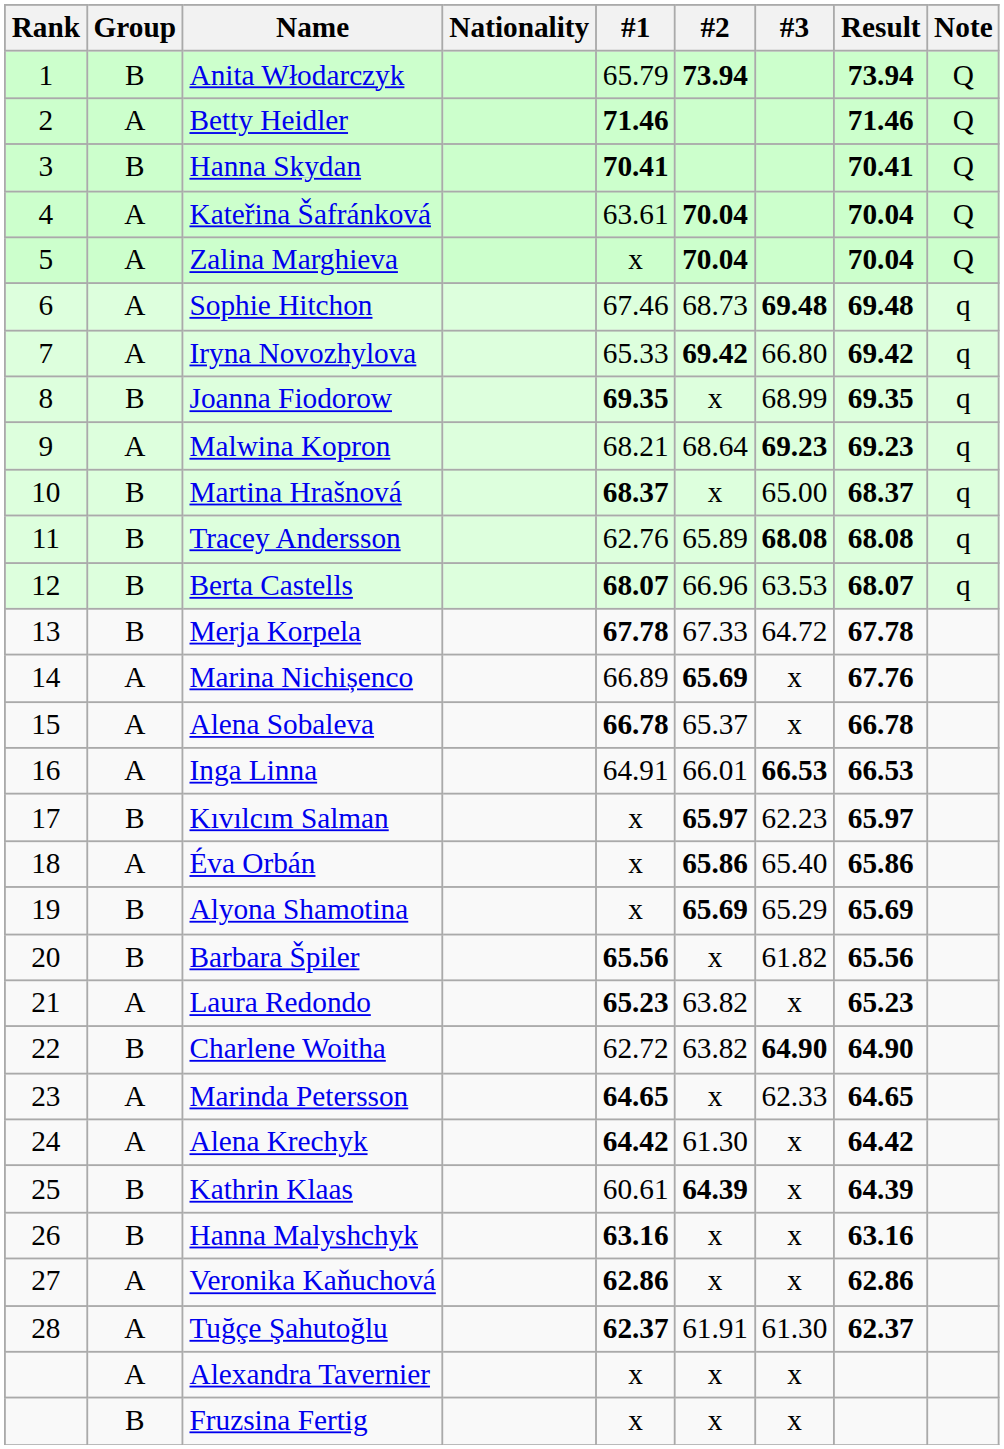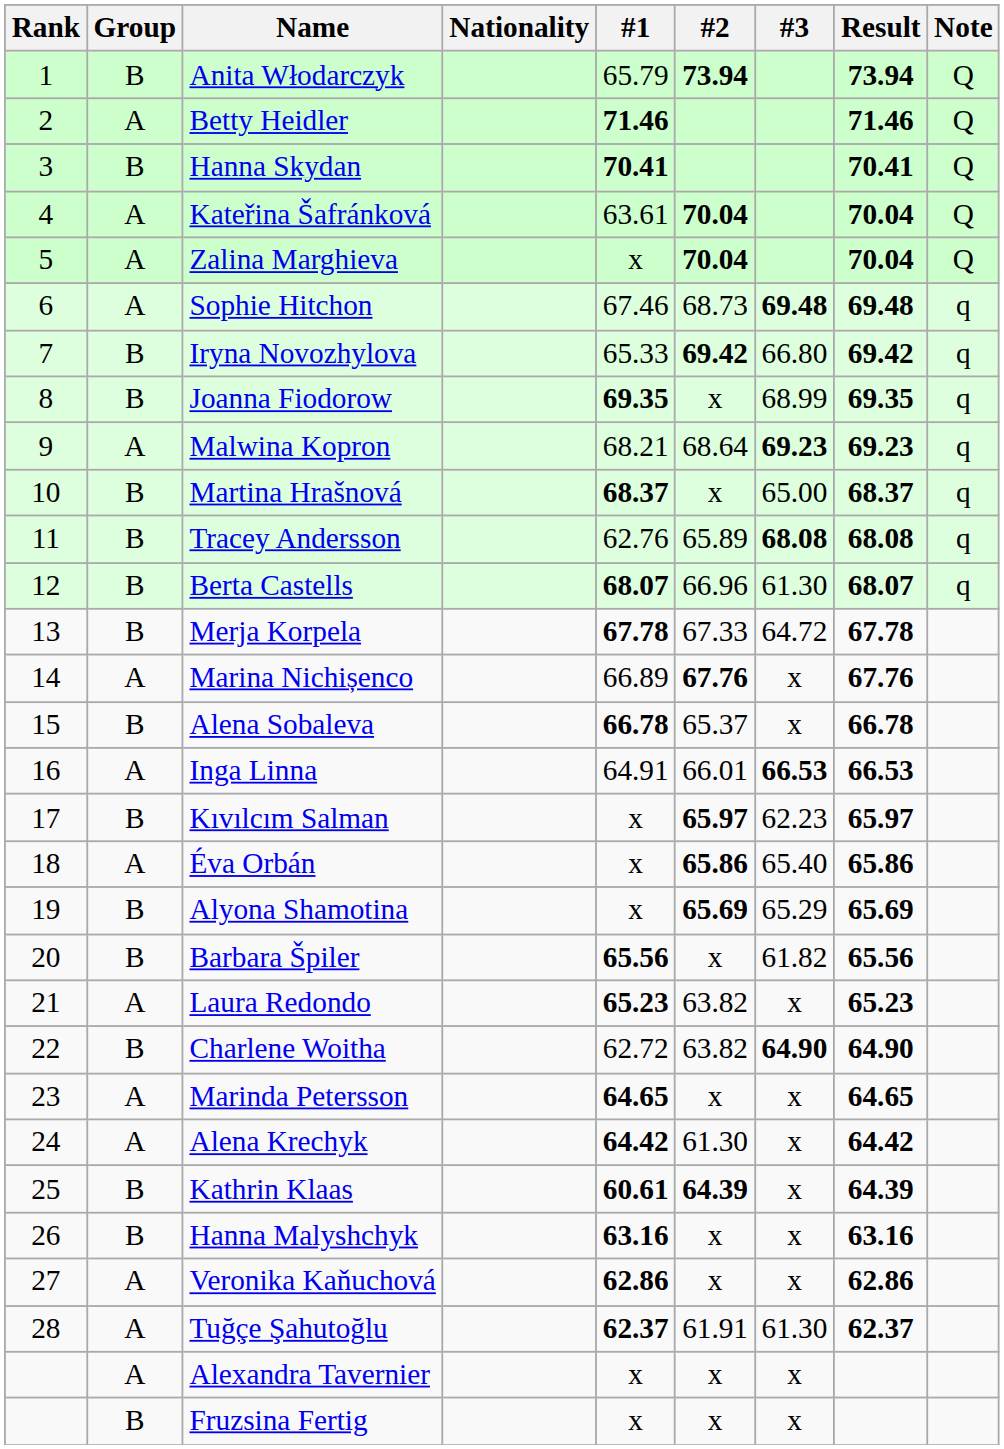(135, 352) A -> (135, 352) B
(794, 584) 63.53 -> (794, 584) 61.30
(715, 677) 65.69 -> (715, 677) 67.76
(135, 724) A -> (135, 724) B
(794, 1095) 62.33 -> (794, 1095) x
(636, 1188) normal -> (636, 1188) bold
